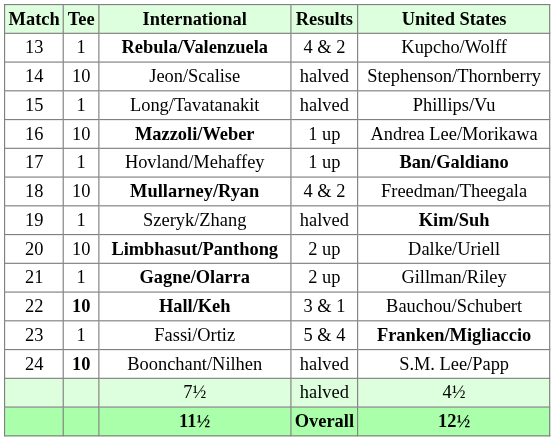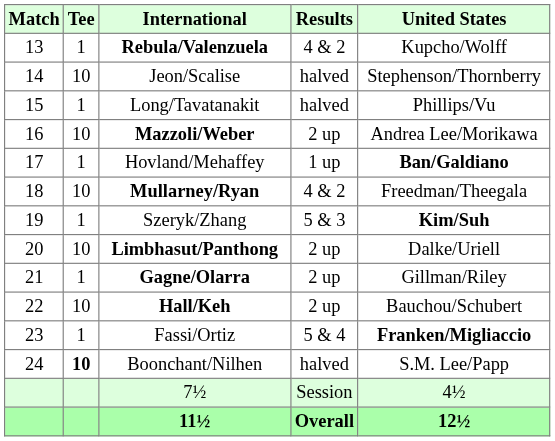(324, 133) 1 up -> (324, 133) 2 up
(324, 220) halved -> (324, 220) 5 & 3
(81, 306) bold -> (81, 306) normal
(324, 306) 3 & 1 -> (324, 306) 2 up
(324, 392) halved -> (324, 392) Session
